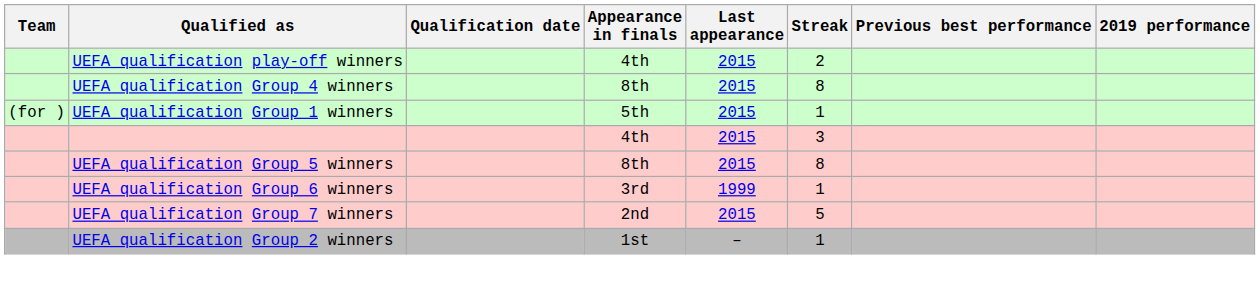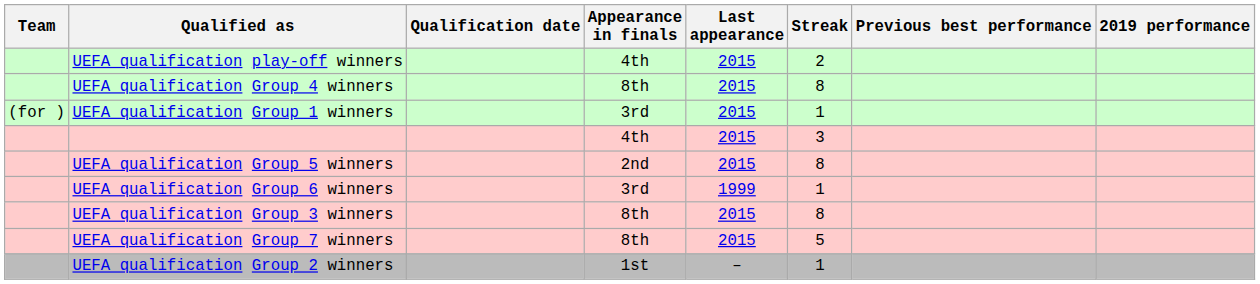(635, 112) 5th -> (635, 112) 3rd
(635, 164) 8th -> (635, 164) 2nd
+ row: (233, 215)
(635, 215) 2nd -> (635, 241) 8th
